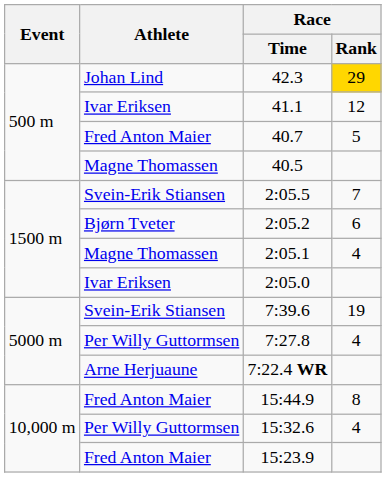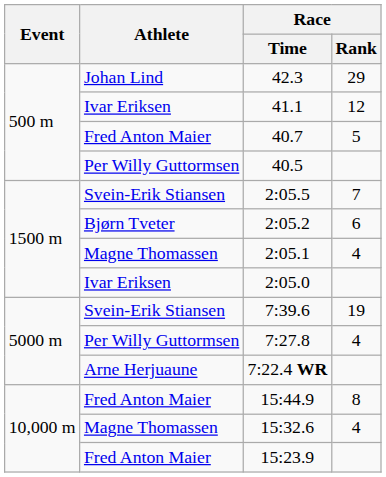(356, 77) gold background -> (356, 77) no background
(151, 165) Magne Thomassen -> (162, 165) Per Willy Guttormsen
(162, 428) Per Willy Guttormsen -> (151, 428) Magne Thomassen
